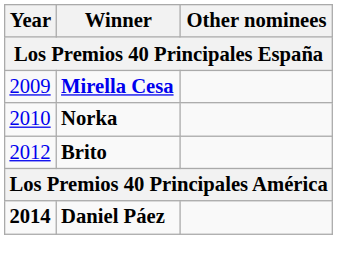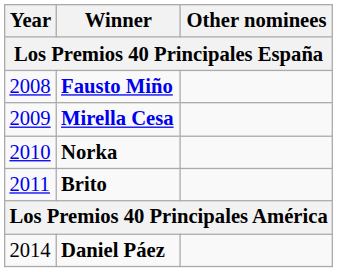+ row: (117, 86)
(30, 151) 2012 -> (30, 184) 2011
(30, 217) bold -> (30, 250) normal
